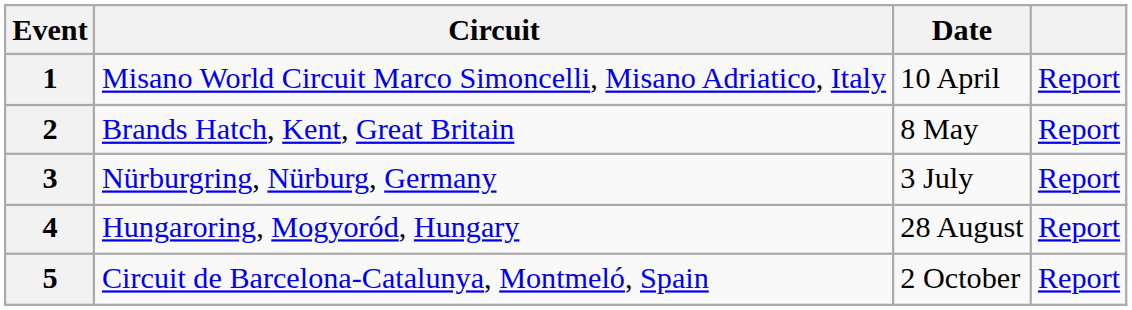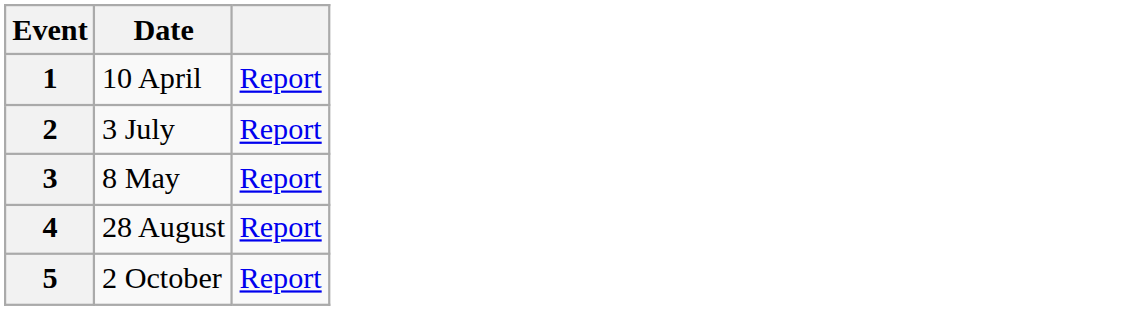- column: (494, 28)
(939, 128) 8 May -> (138, 128) 3 July
(937, 178) 3 July -> (141, 178) 8 May
